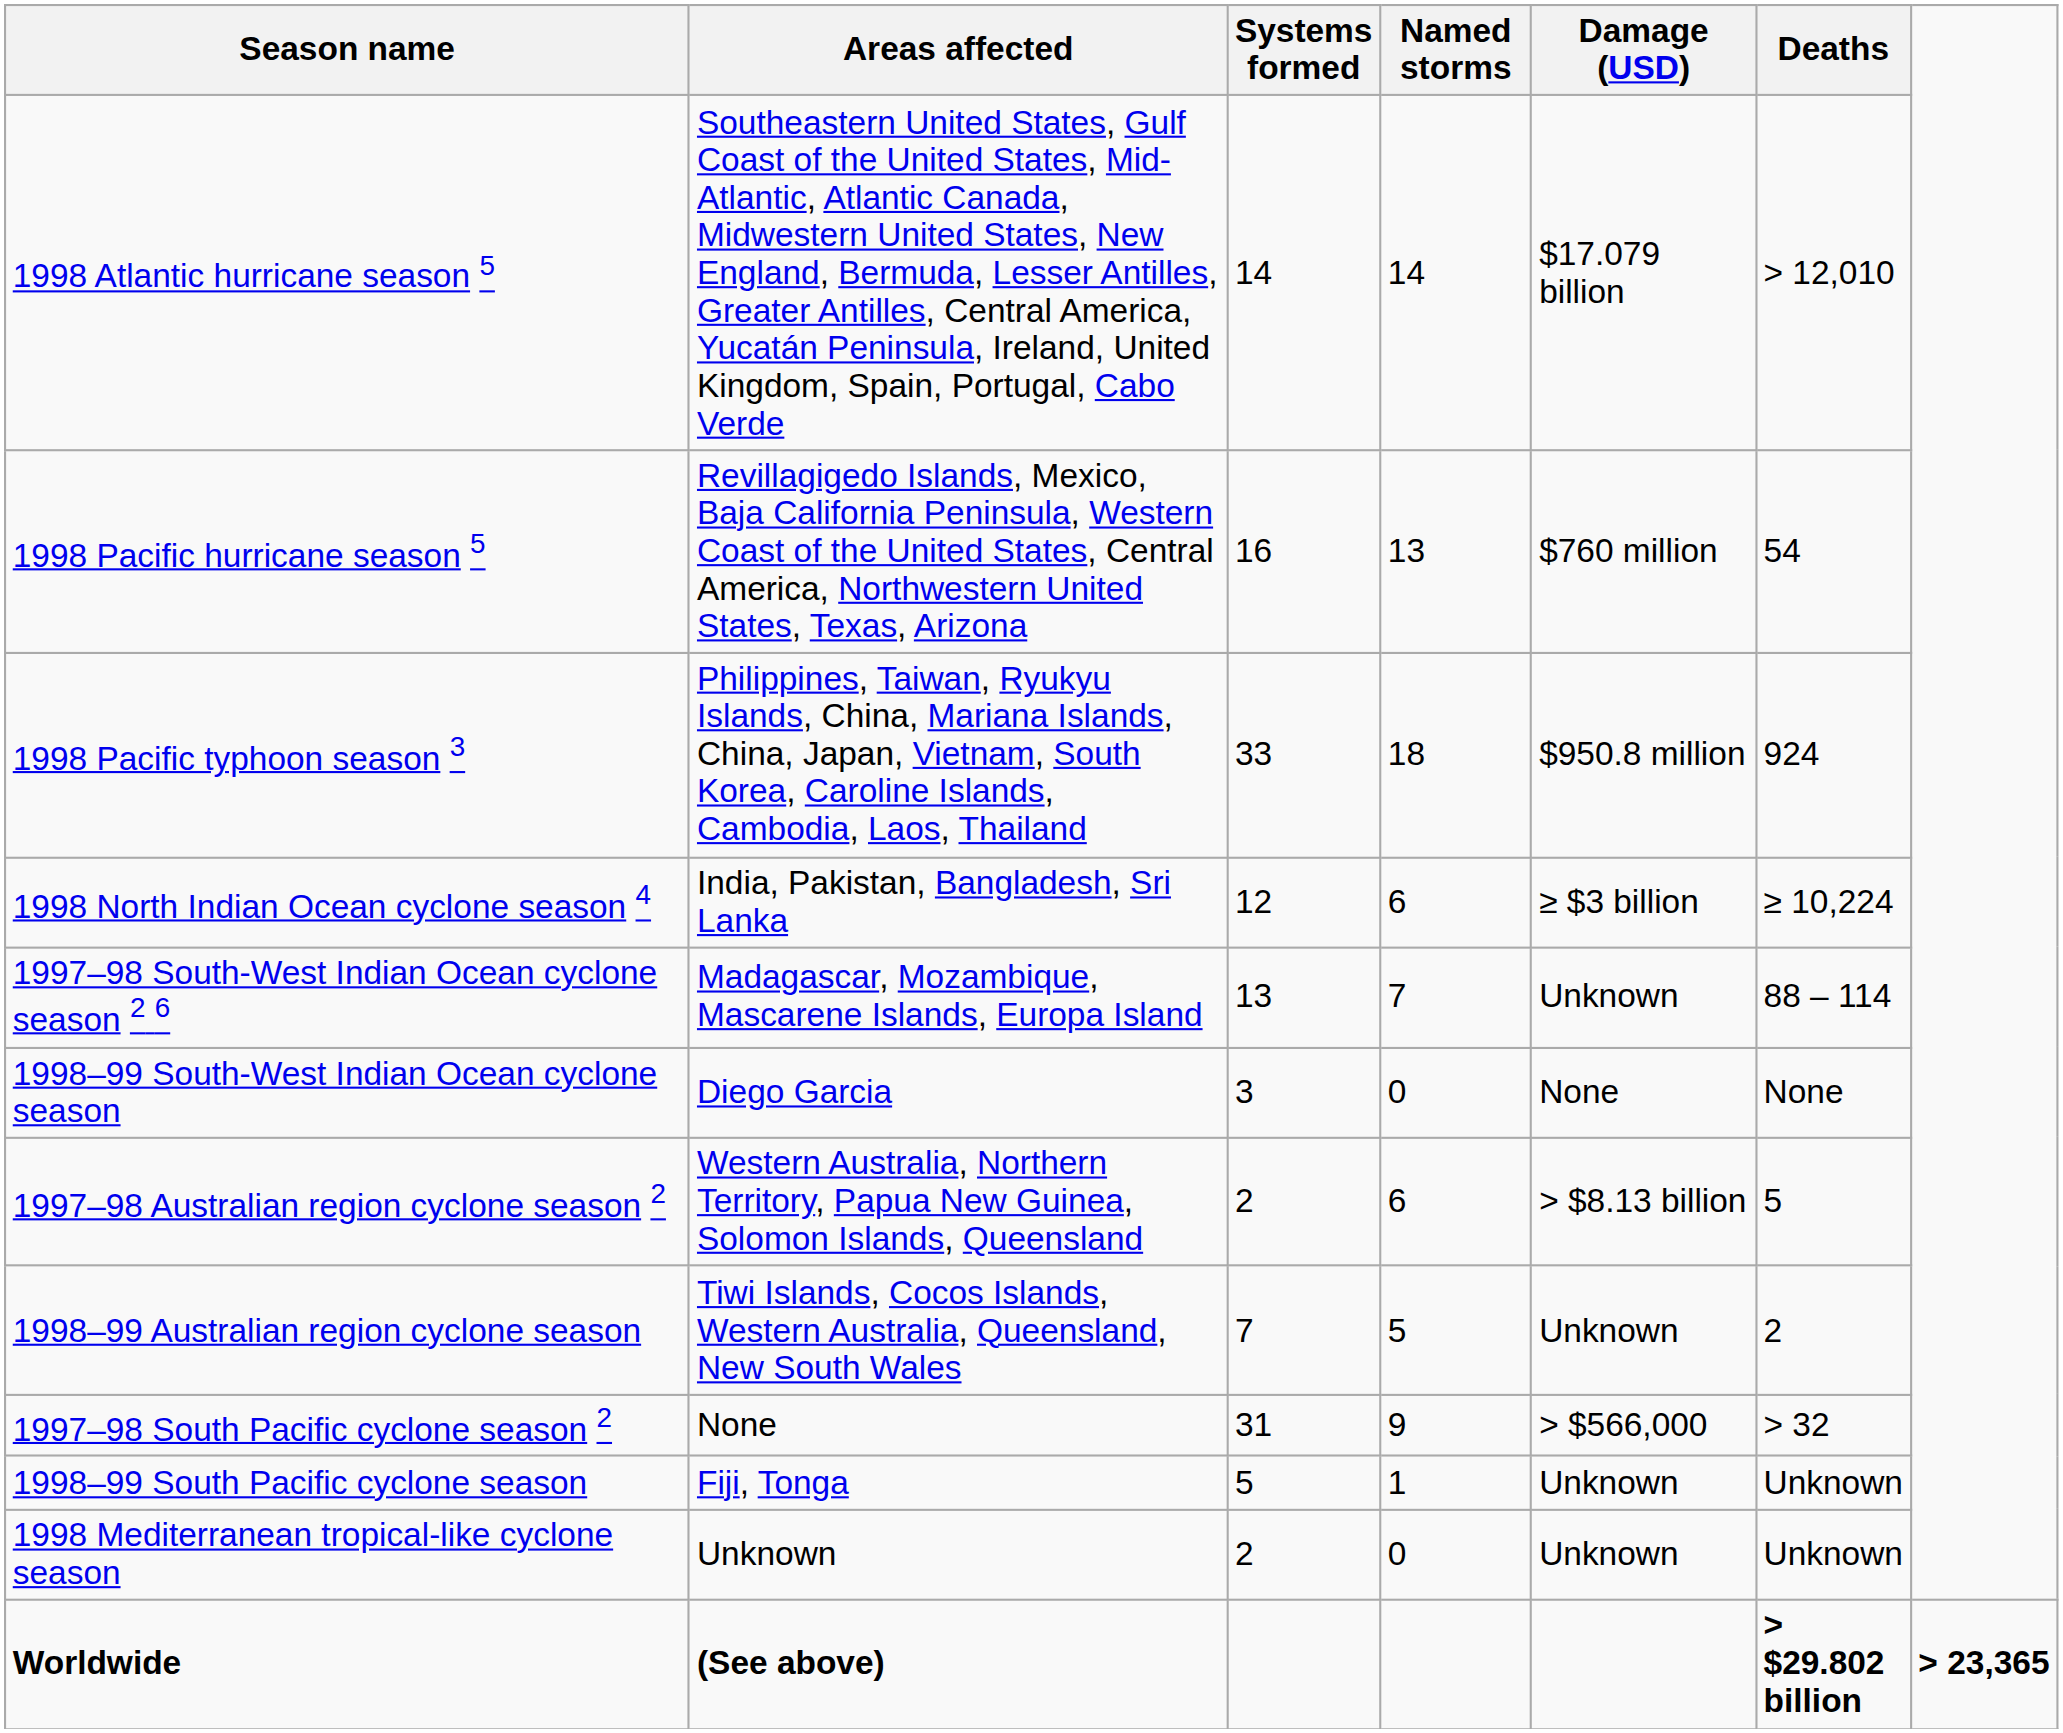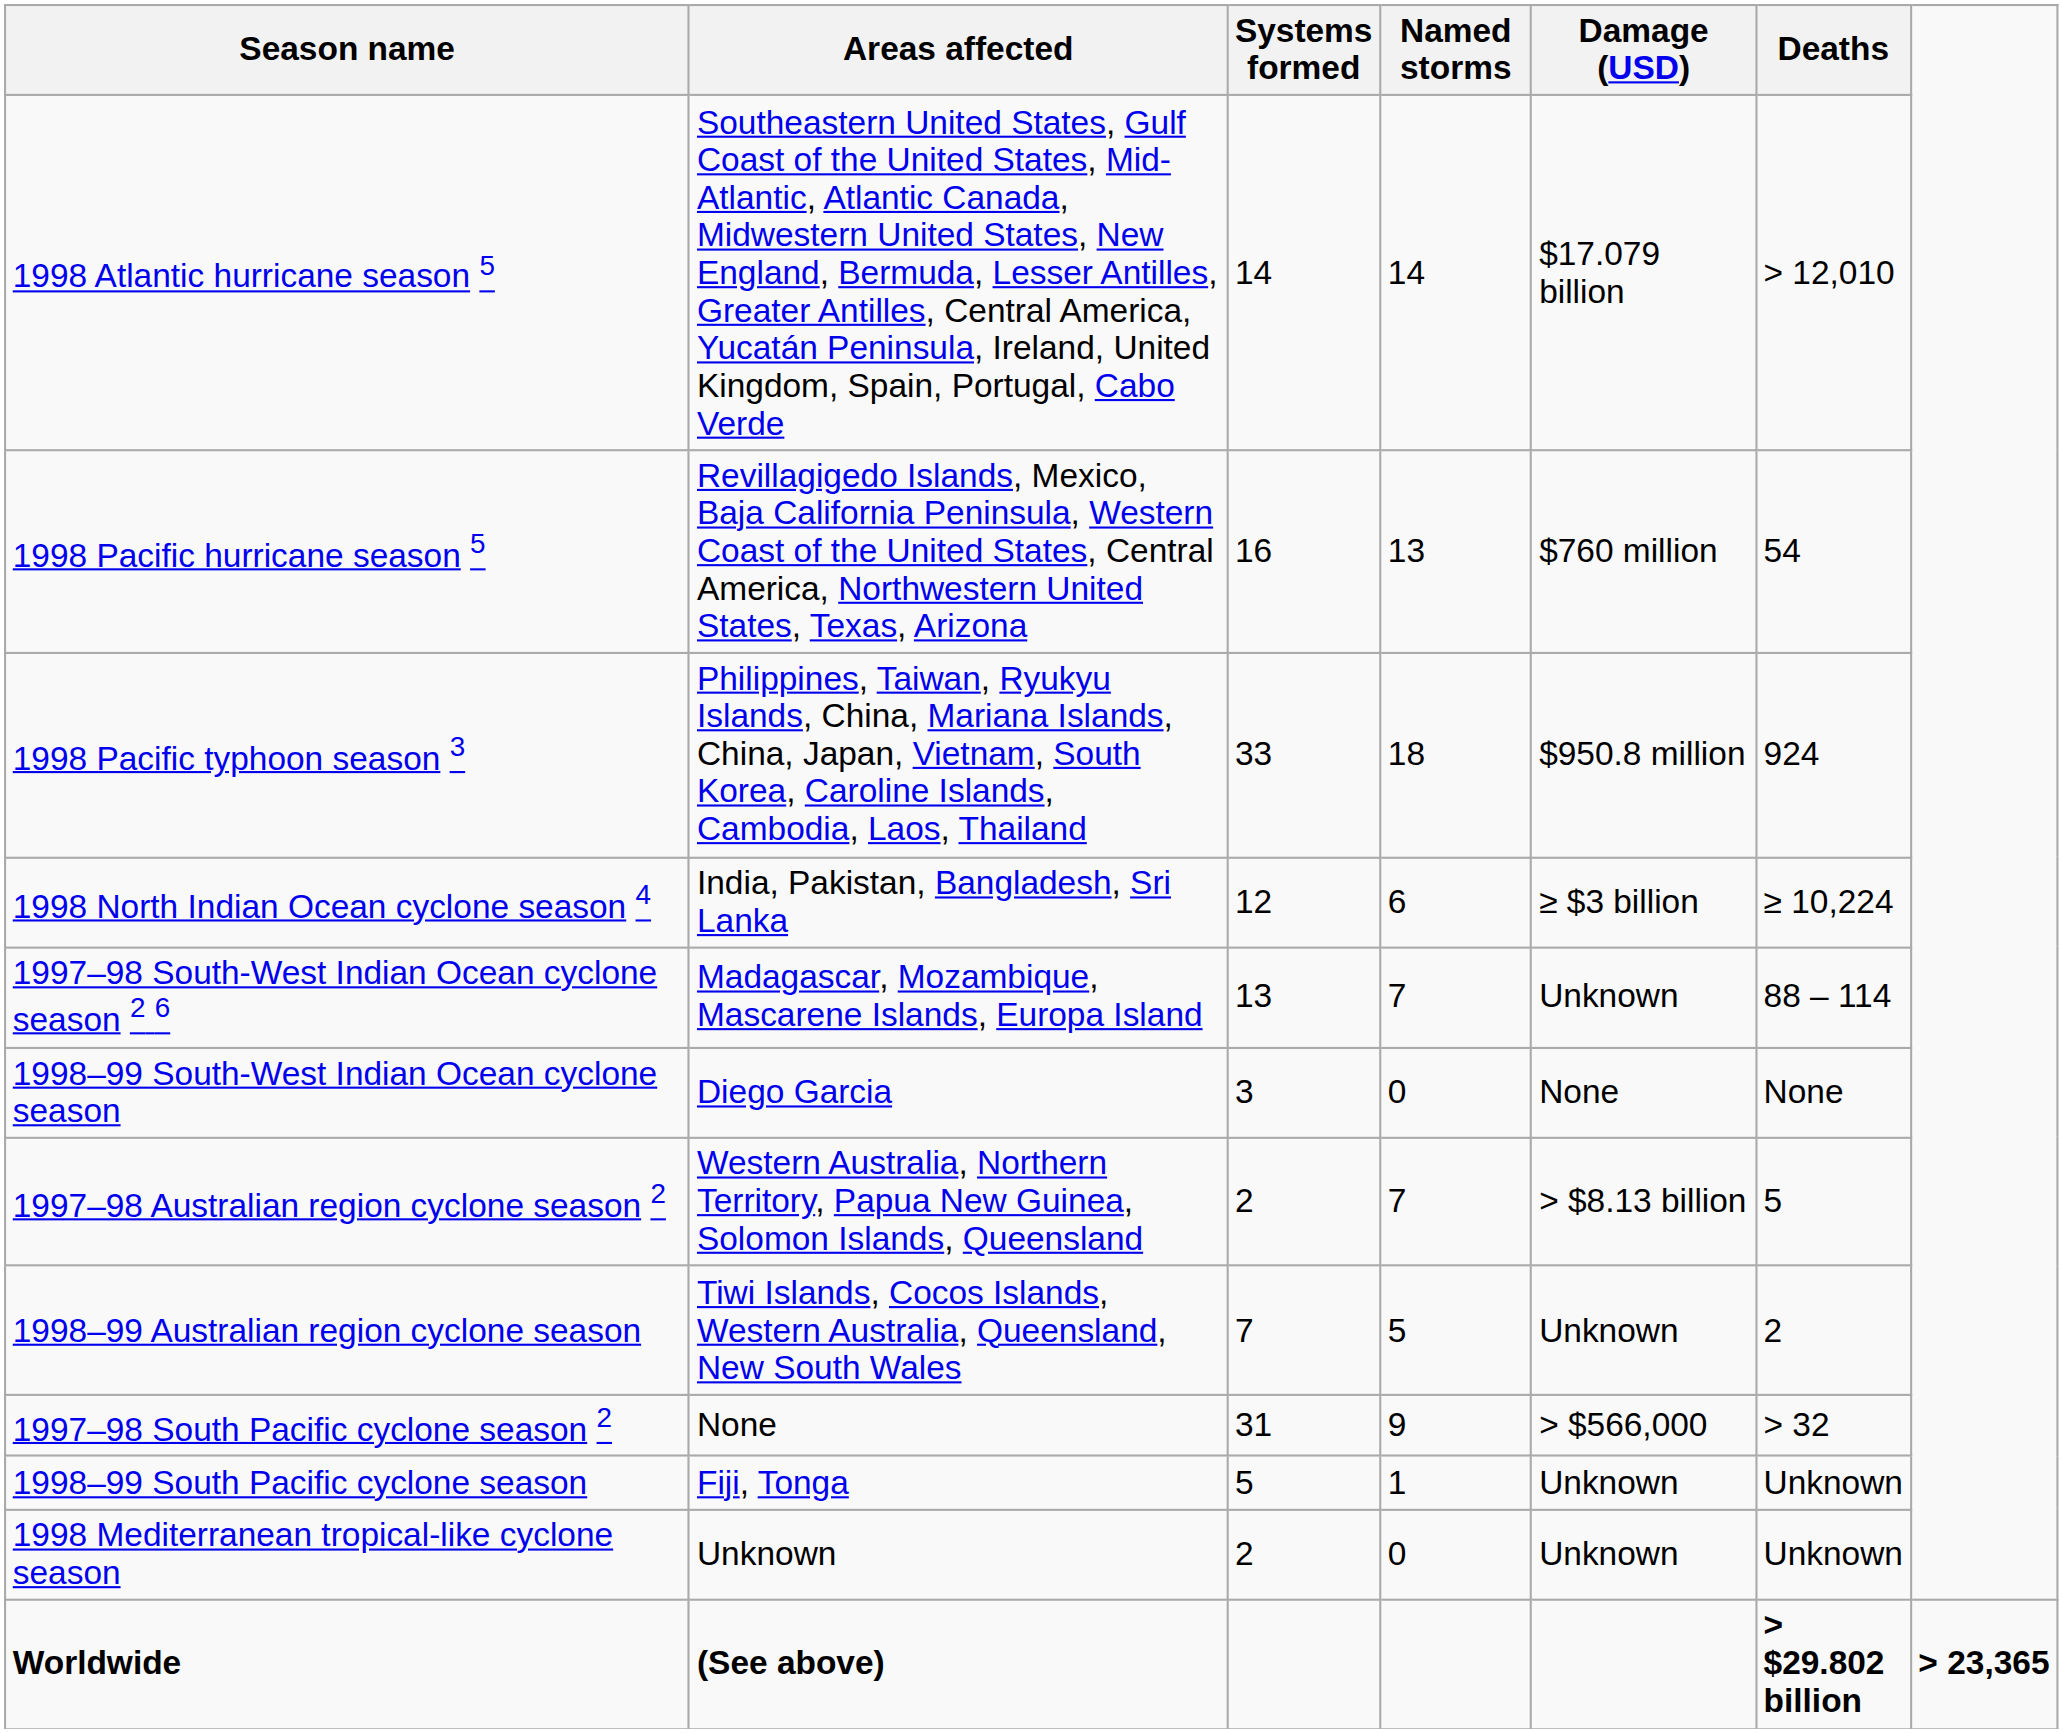(1397, 1201) 6 -> (1397, 1201) 7
